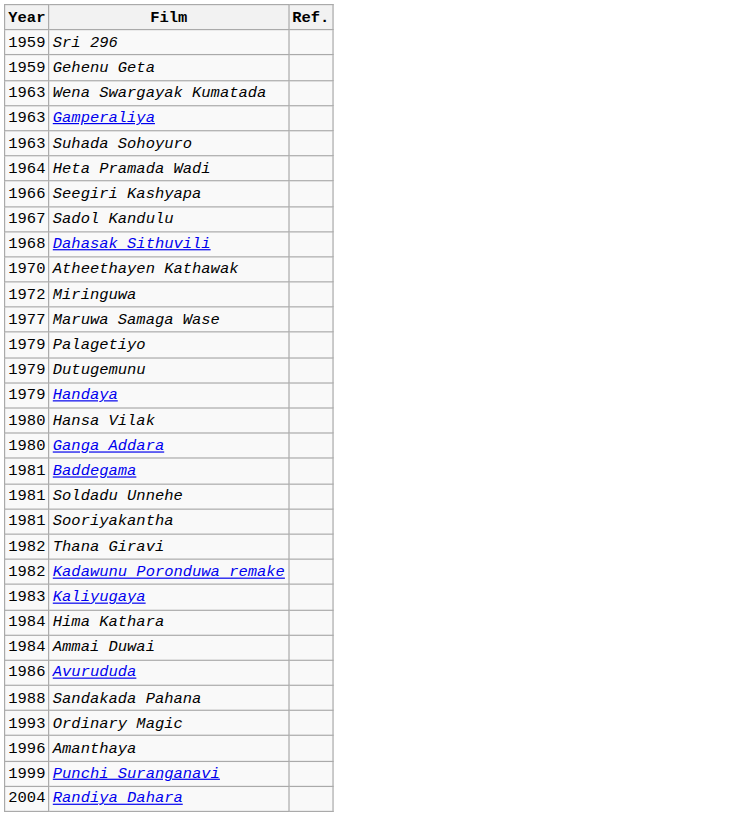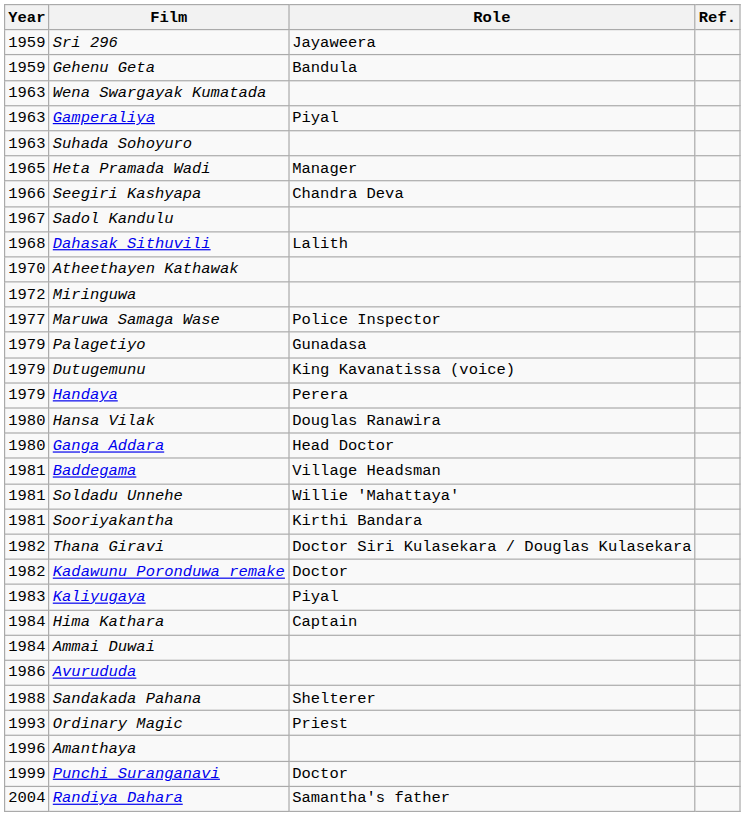+ column: (492, 17)
(27, 168) 1964 -> (27, 168) 1965
